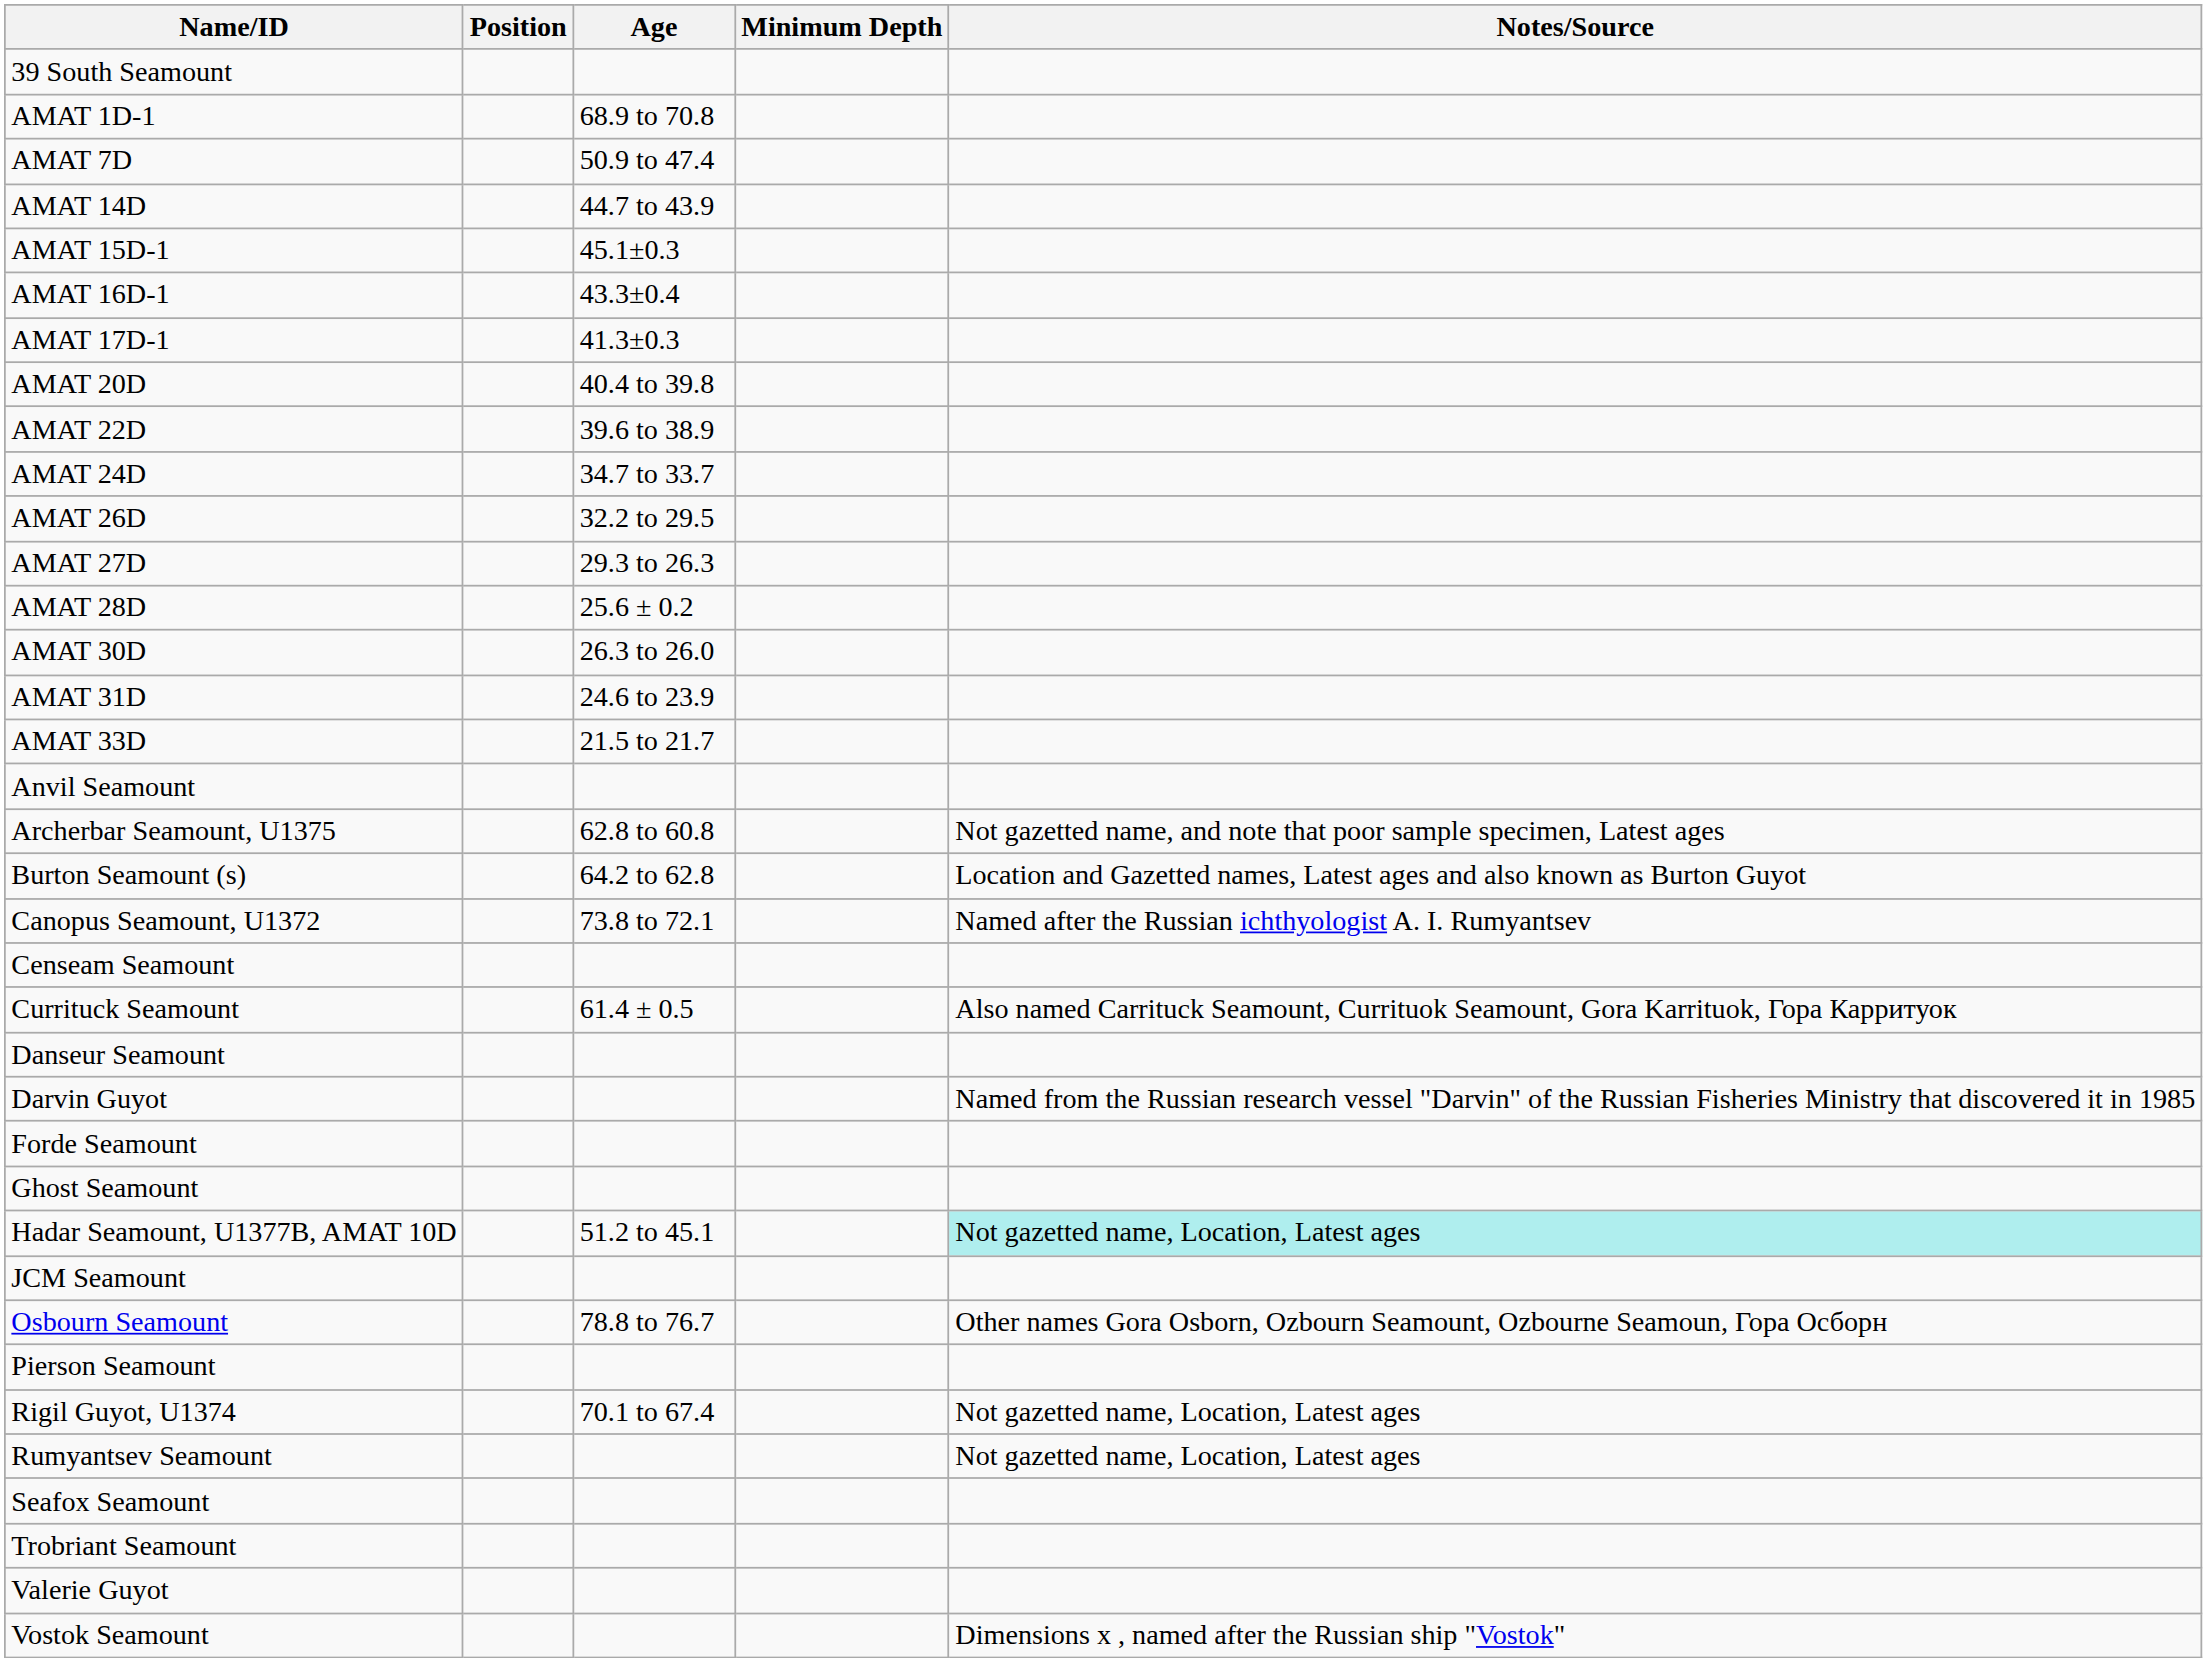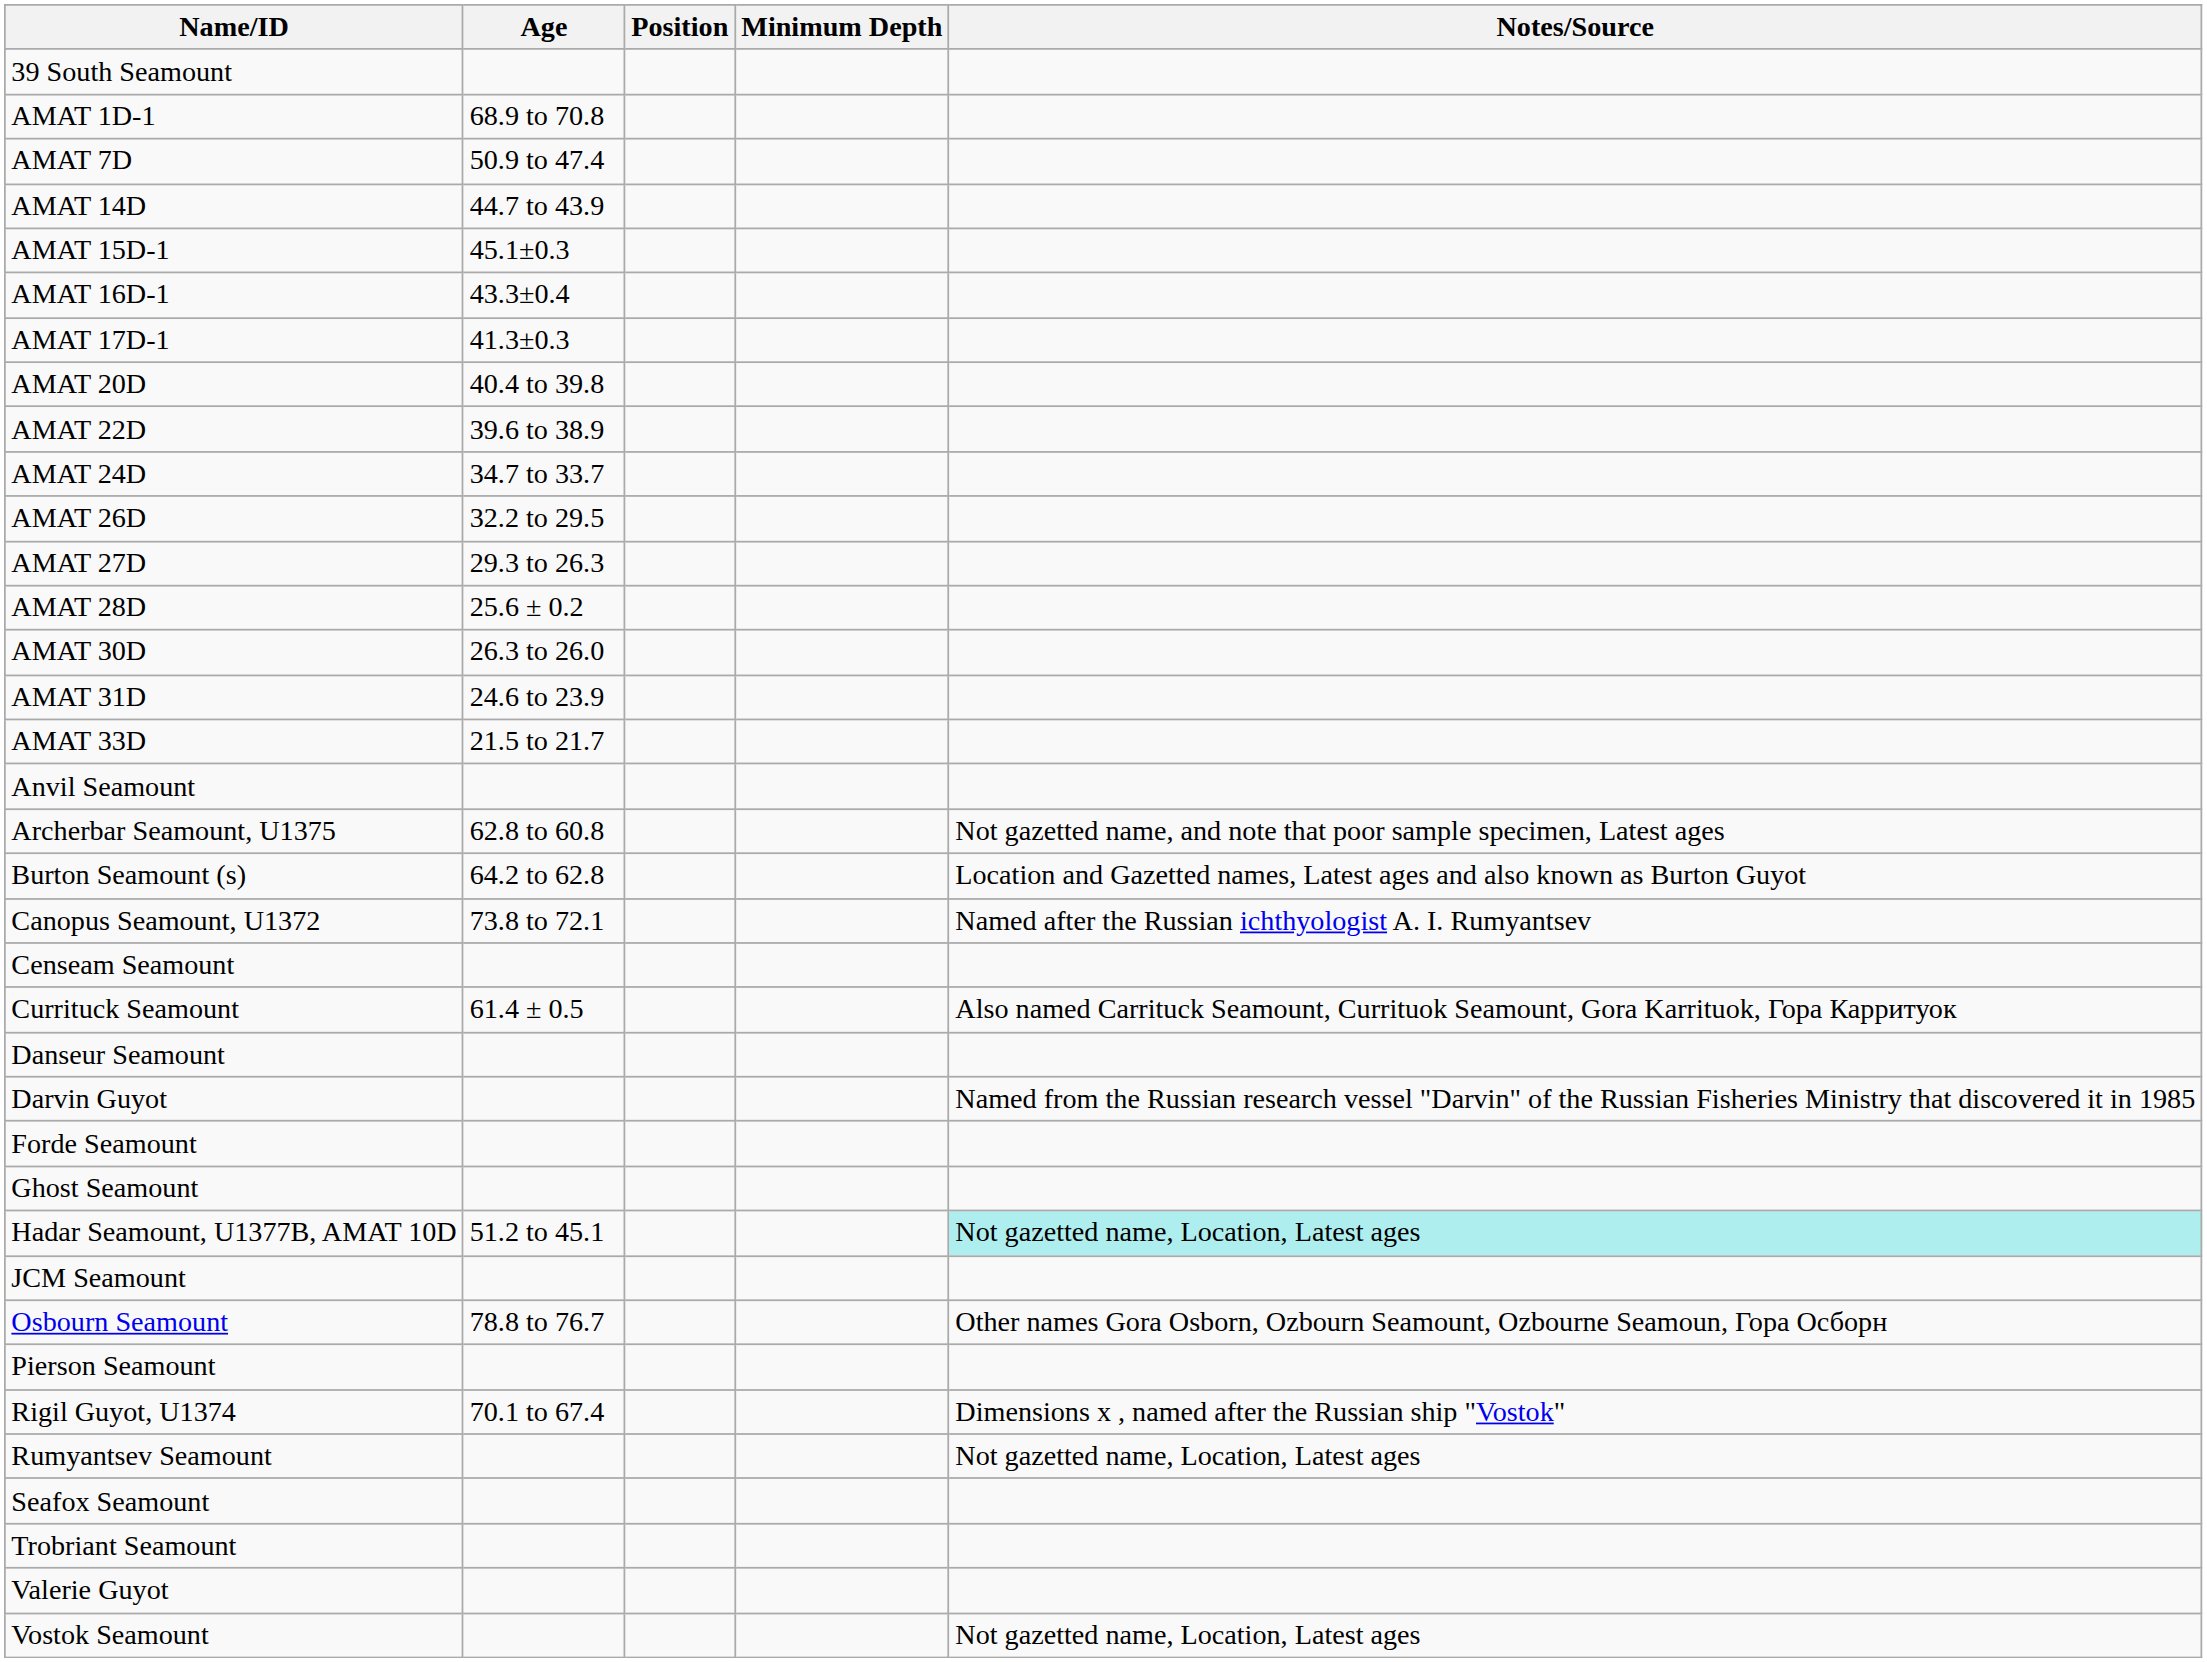columns swapped: (518, 26) <-> (654, 26)
(1188, 1411) Not gazetted name, Location, Latest ages -> (1260, 1411) Dimensions x , named after the Russian ship "Vostok"
(1260, 1634) Dimensions x , named after the Russian ship "Vostok" -> (1188, 1634) Not gazetted name, Location, Latest ages
